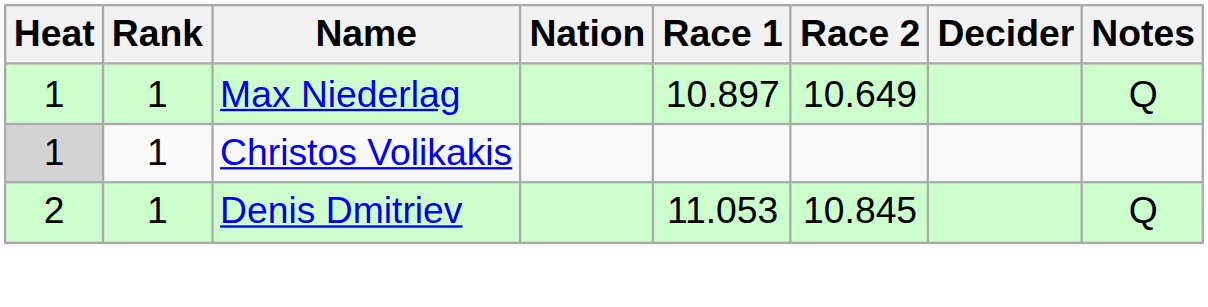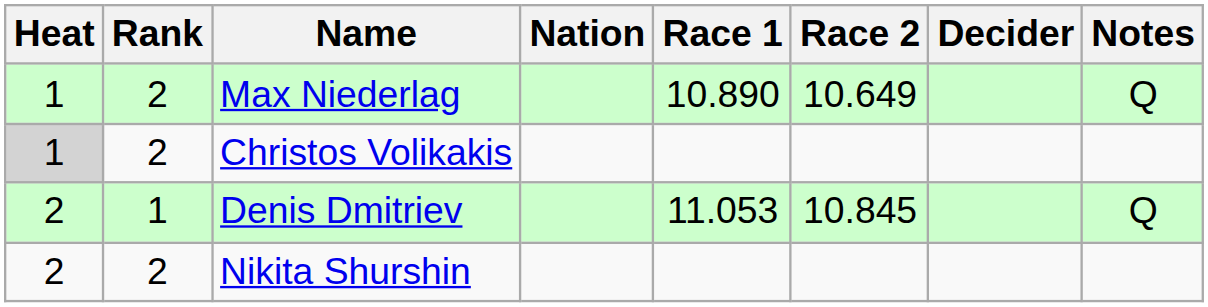(157, 93) 1 -> (157, 93) 2
(723, 93) 10.897 -> (723, 93) 10.890
(157, 152) 1 -> (157, 152) 2
+ row: (345, 270)
